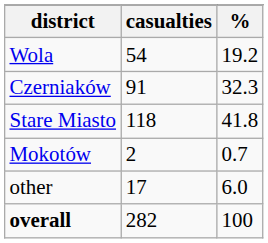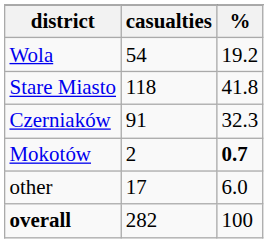rows swapped: (63, 120) <-> (60, 87)
(235, 154) normal -> (235, 154) bold
